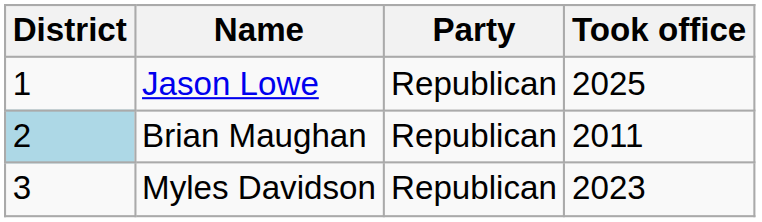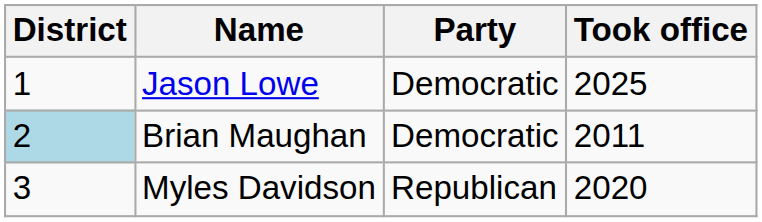(474, 83) Republican -> (475, 83) Democratic
(474, 135) Republican -> (475, 135) Democratic
(609, 188) 2023 -> (611, 188) 2020
